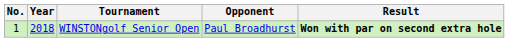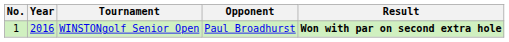(42, 29) 2018 -> (42, 29) 2016
